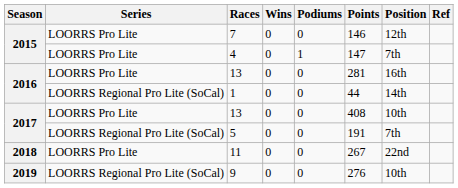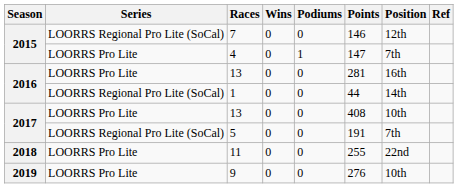(93, 34) LOORRS Pro Lite -> (136, 34) LOORRS Regional Pro Lite (SoCal)
(357, 153) 267 -> (357, 153) 255
(136, 172) LOORRS Regional Pro Lite (SoCal) -> (93, 172) LOORRS Pro Lite
